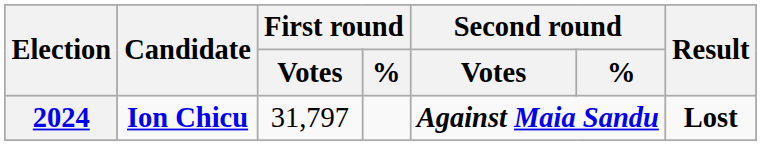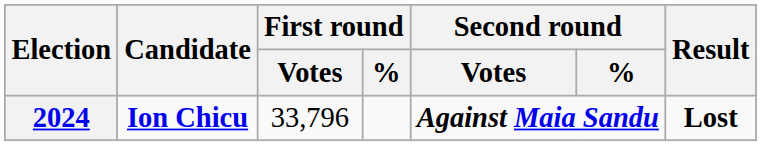(310, 117) 31,797 -> (310, 117) 33,796
